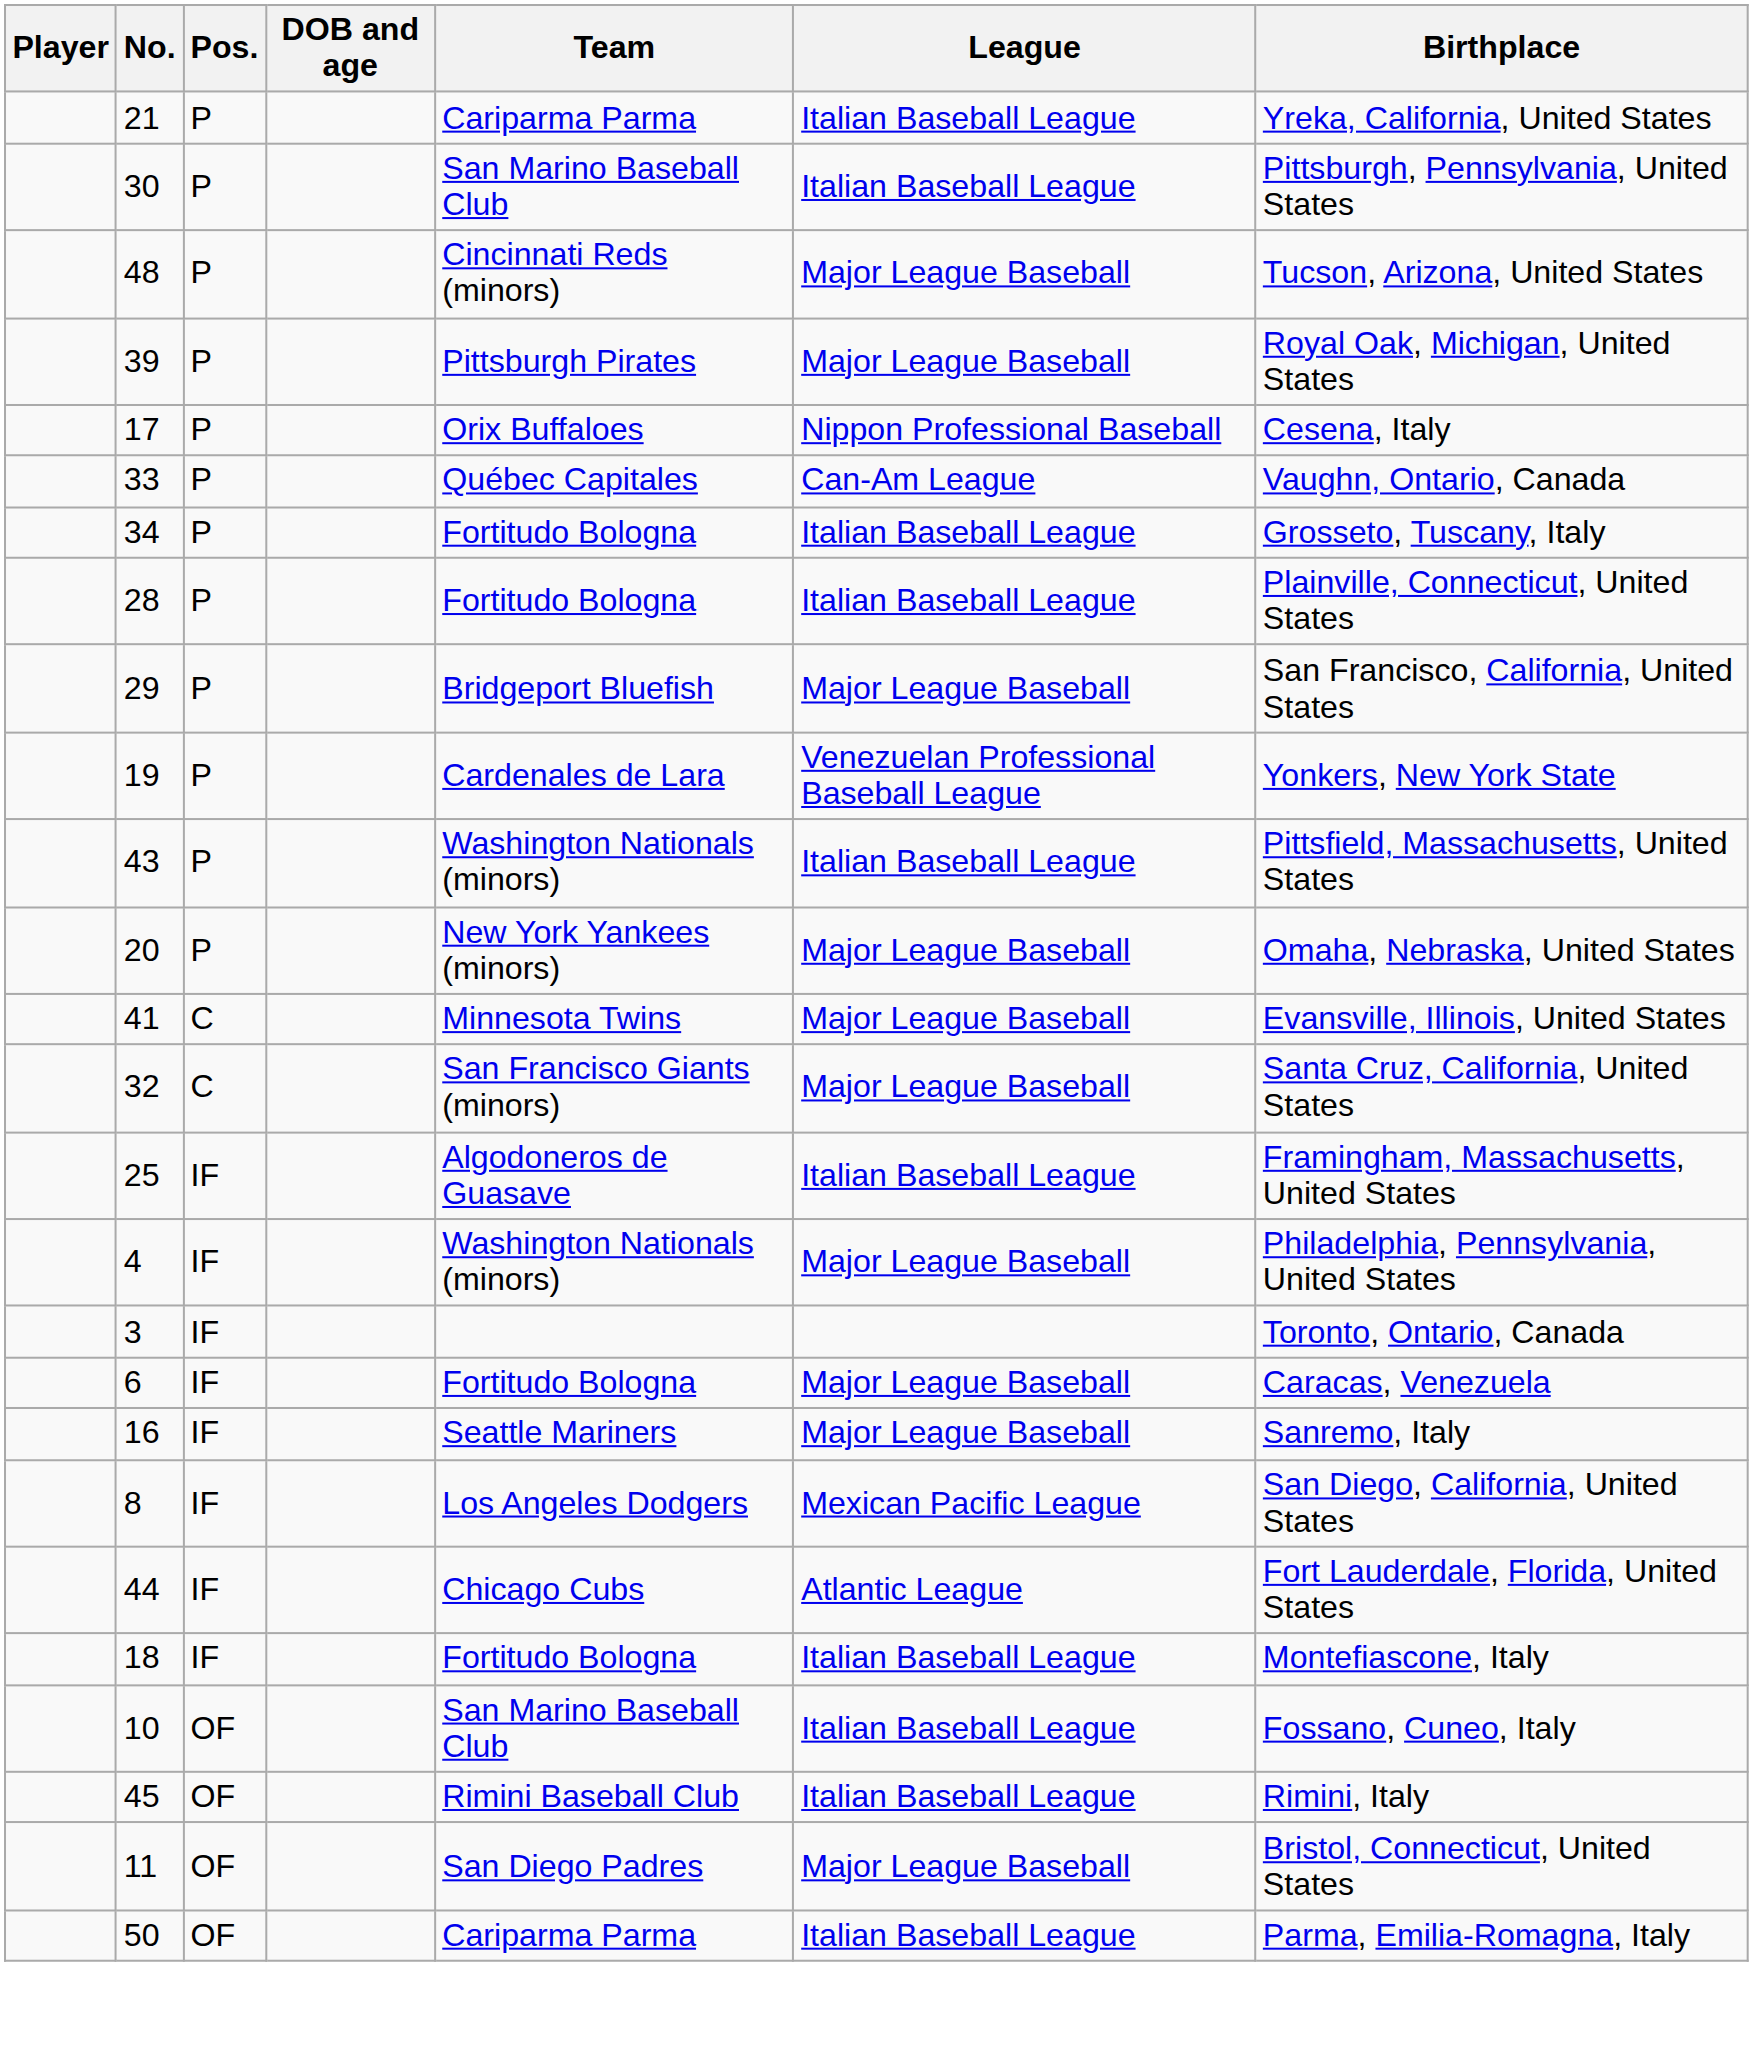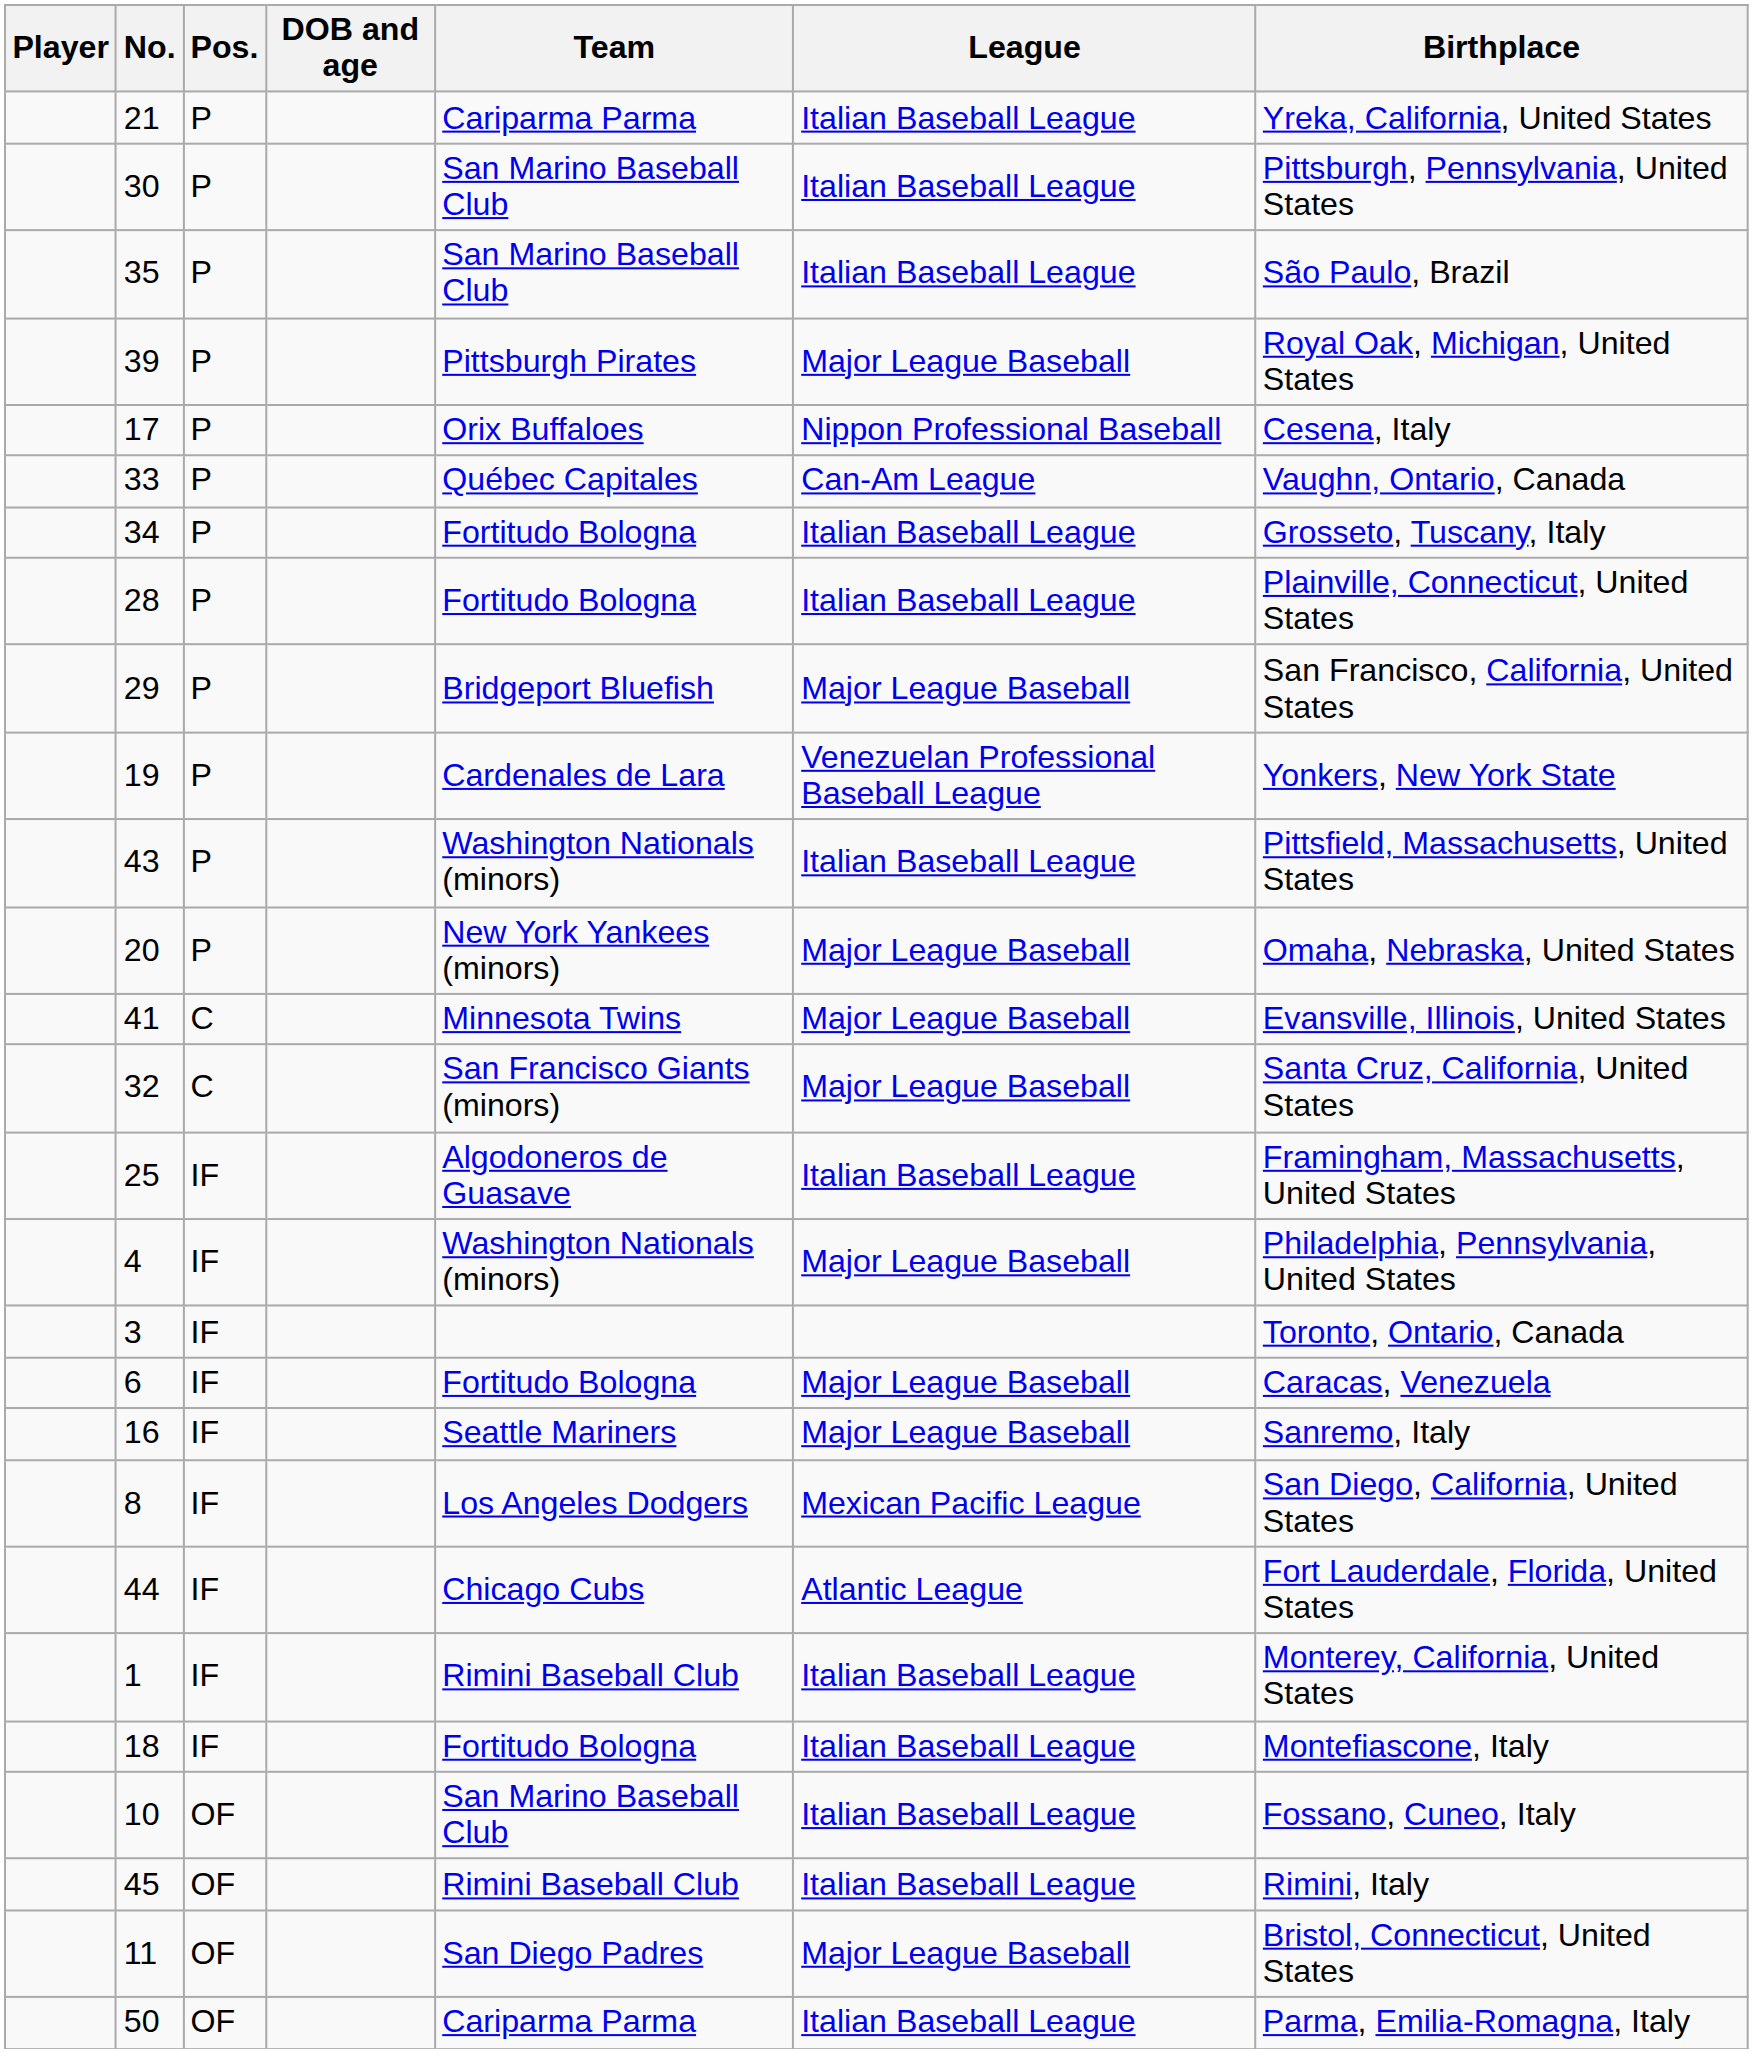- row: (142, 273)
+ row: (142, 273)
+ row: (133, 1676)
